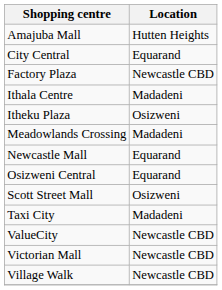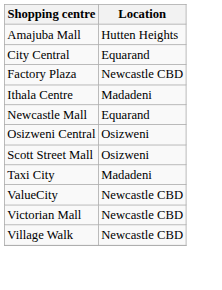- row: (39, 114)
- row: (67, 134)
(156, 174) Equarand -> (125, 134) Osizweni
